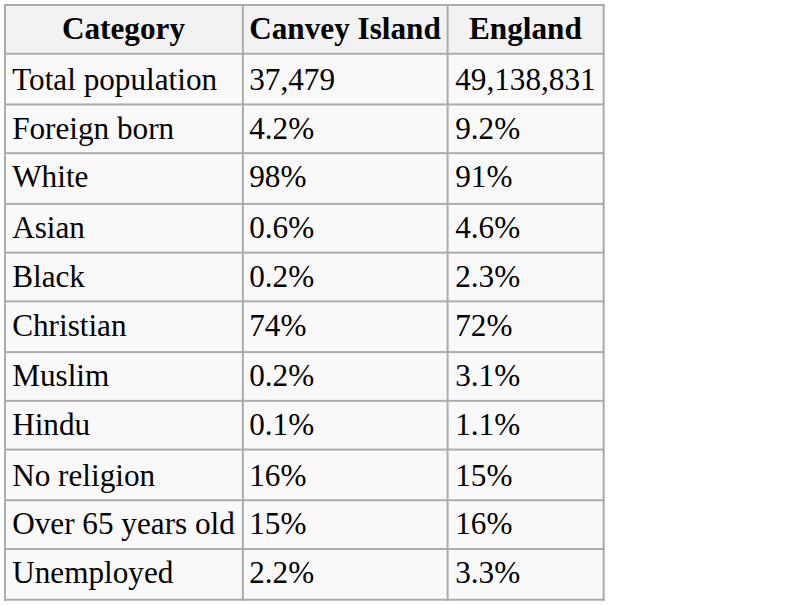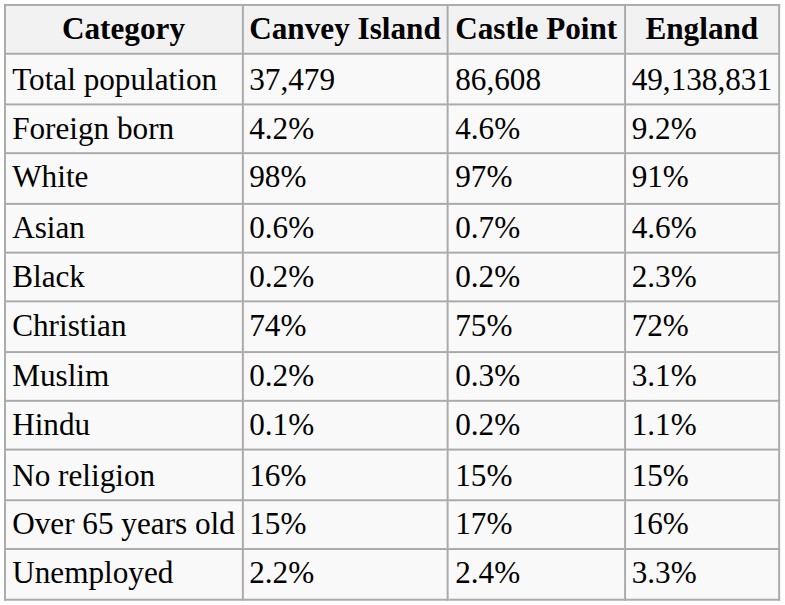+ column: (536, 29)
